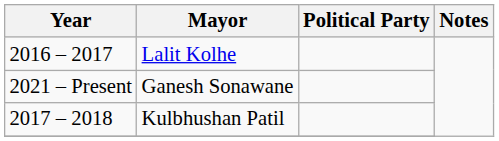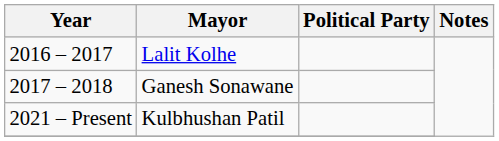(71, 86) 2021 – Present -> (61, 86) 2017 – 2018
(61, 119) 2017 – 2018 -> (71, 119) 2021 – Present
